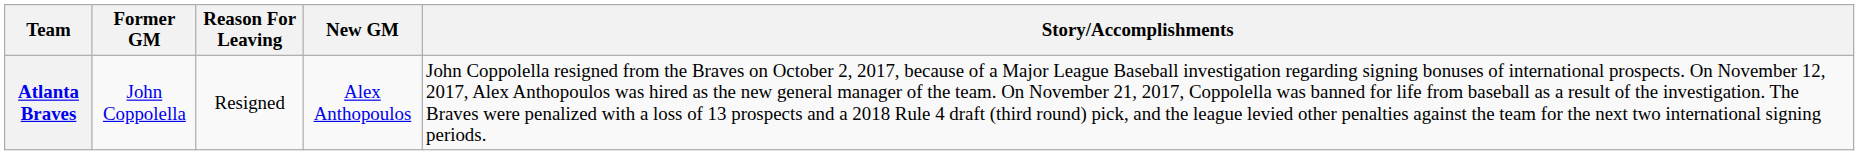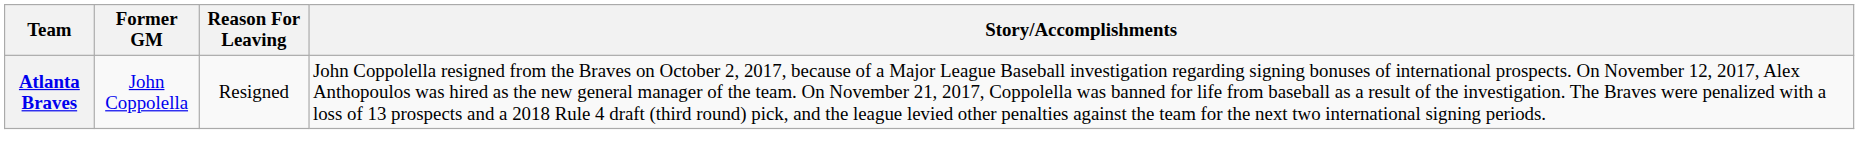- column: (362, 30)
